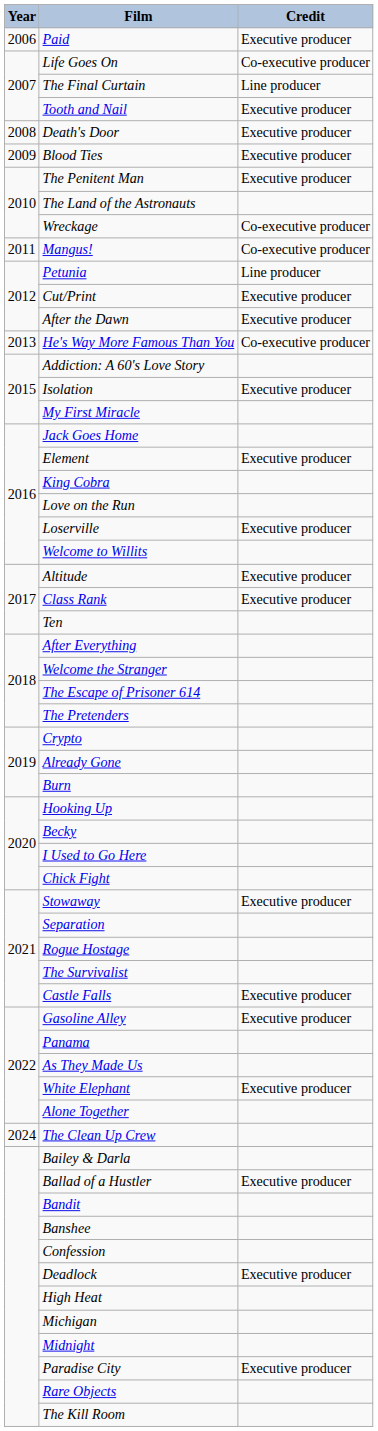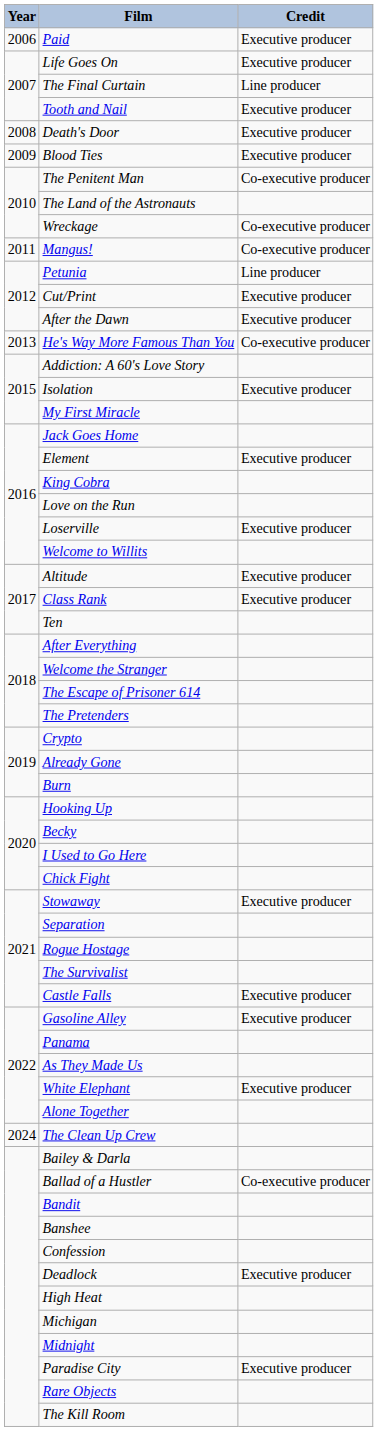(305, 62) Co-executive producer -> (296, 62) Executive producer
(296, 179) Executive producer -> (305, 179) Co-executive producer
(296, 1181) Executive producer -> (305, 1181) Co-executive producer
